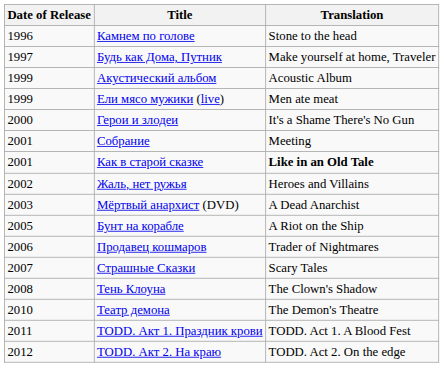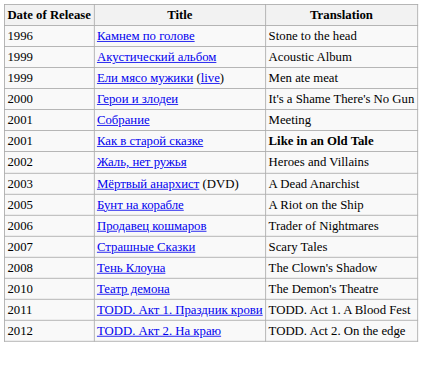- row: (159, 57)
